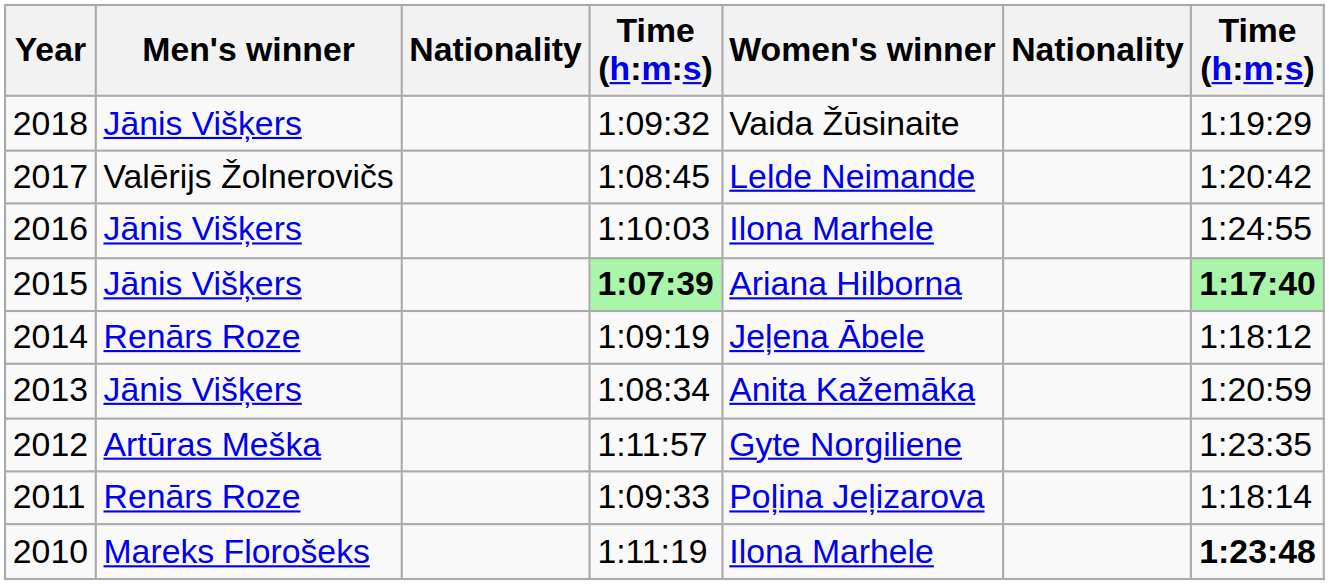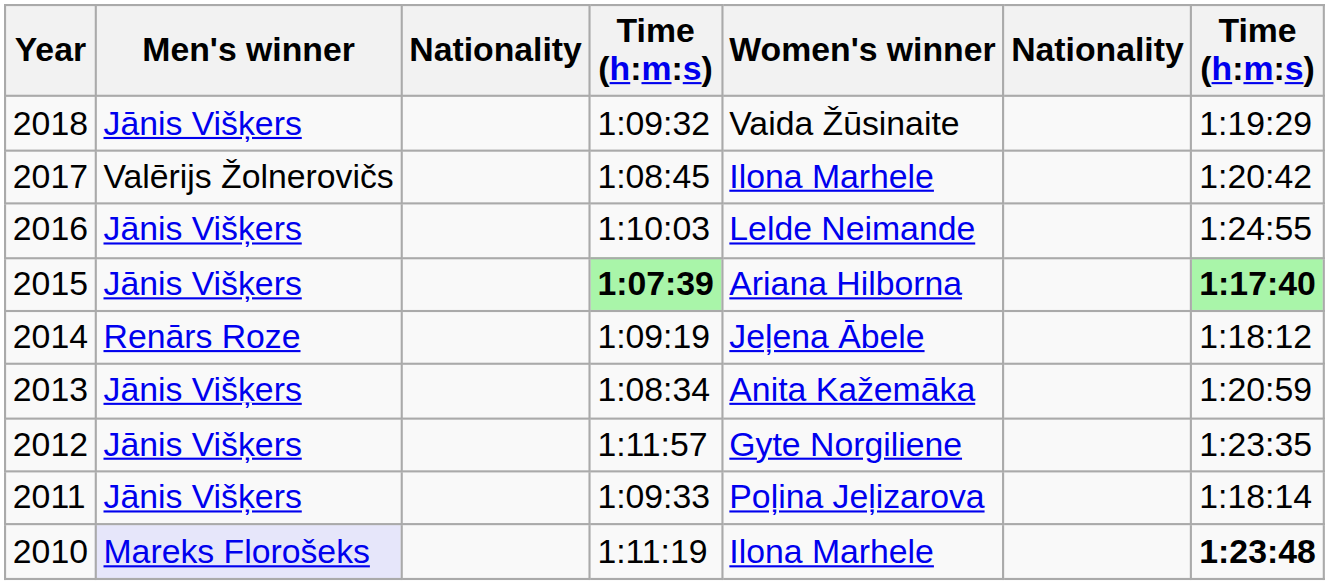(852, 176) Lelde Neimande -> (832, 176) Ilona Marhele
(832, 229) Ilona Marhele -> (852, 229) Lelde Neimande
(212, 444) Artūras Meška -> (203, 444) Jānis Višķers
(202, 497) Renārs Roze -> (203, 497) Jānis Višķers
(237, 551) no background -> (237, 551) lavender background
